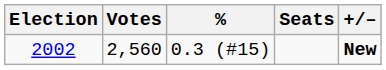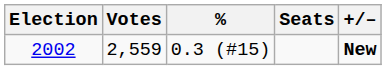(134, 50) 2,560 -> (134, 50) 2,559
